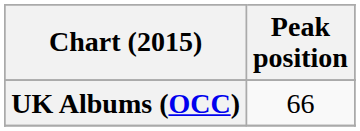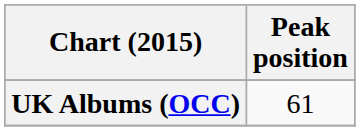(300, 102) 66 -> (300, 102) 61
